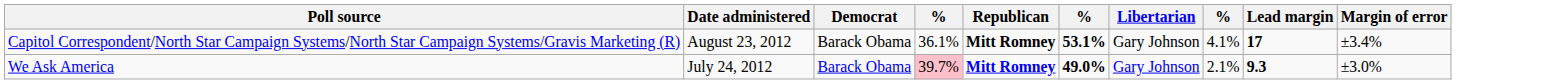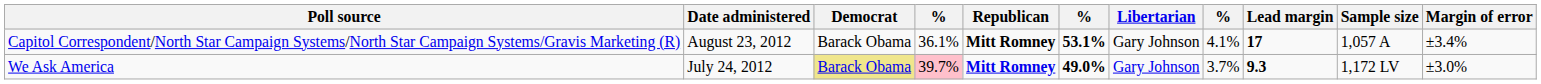+ column: (1380, 16)
(864, 66) no background -> (864, 66) khaki background
(1223, 66) 2.1% -> (1223, 66) 3.7%
